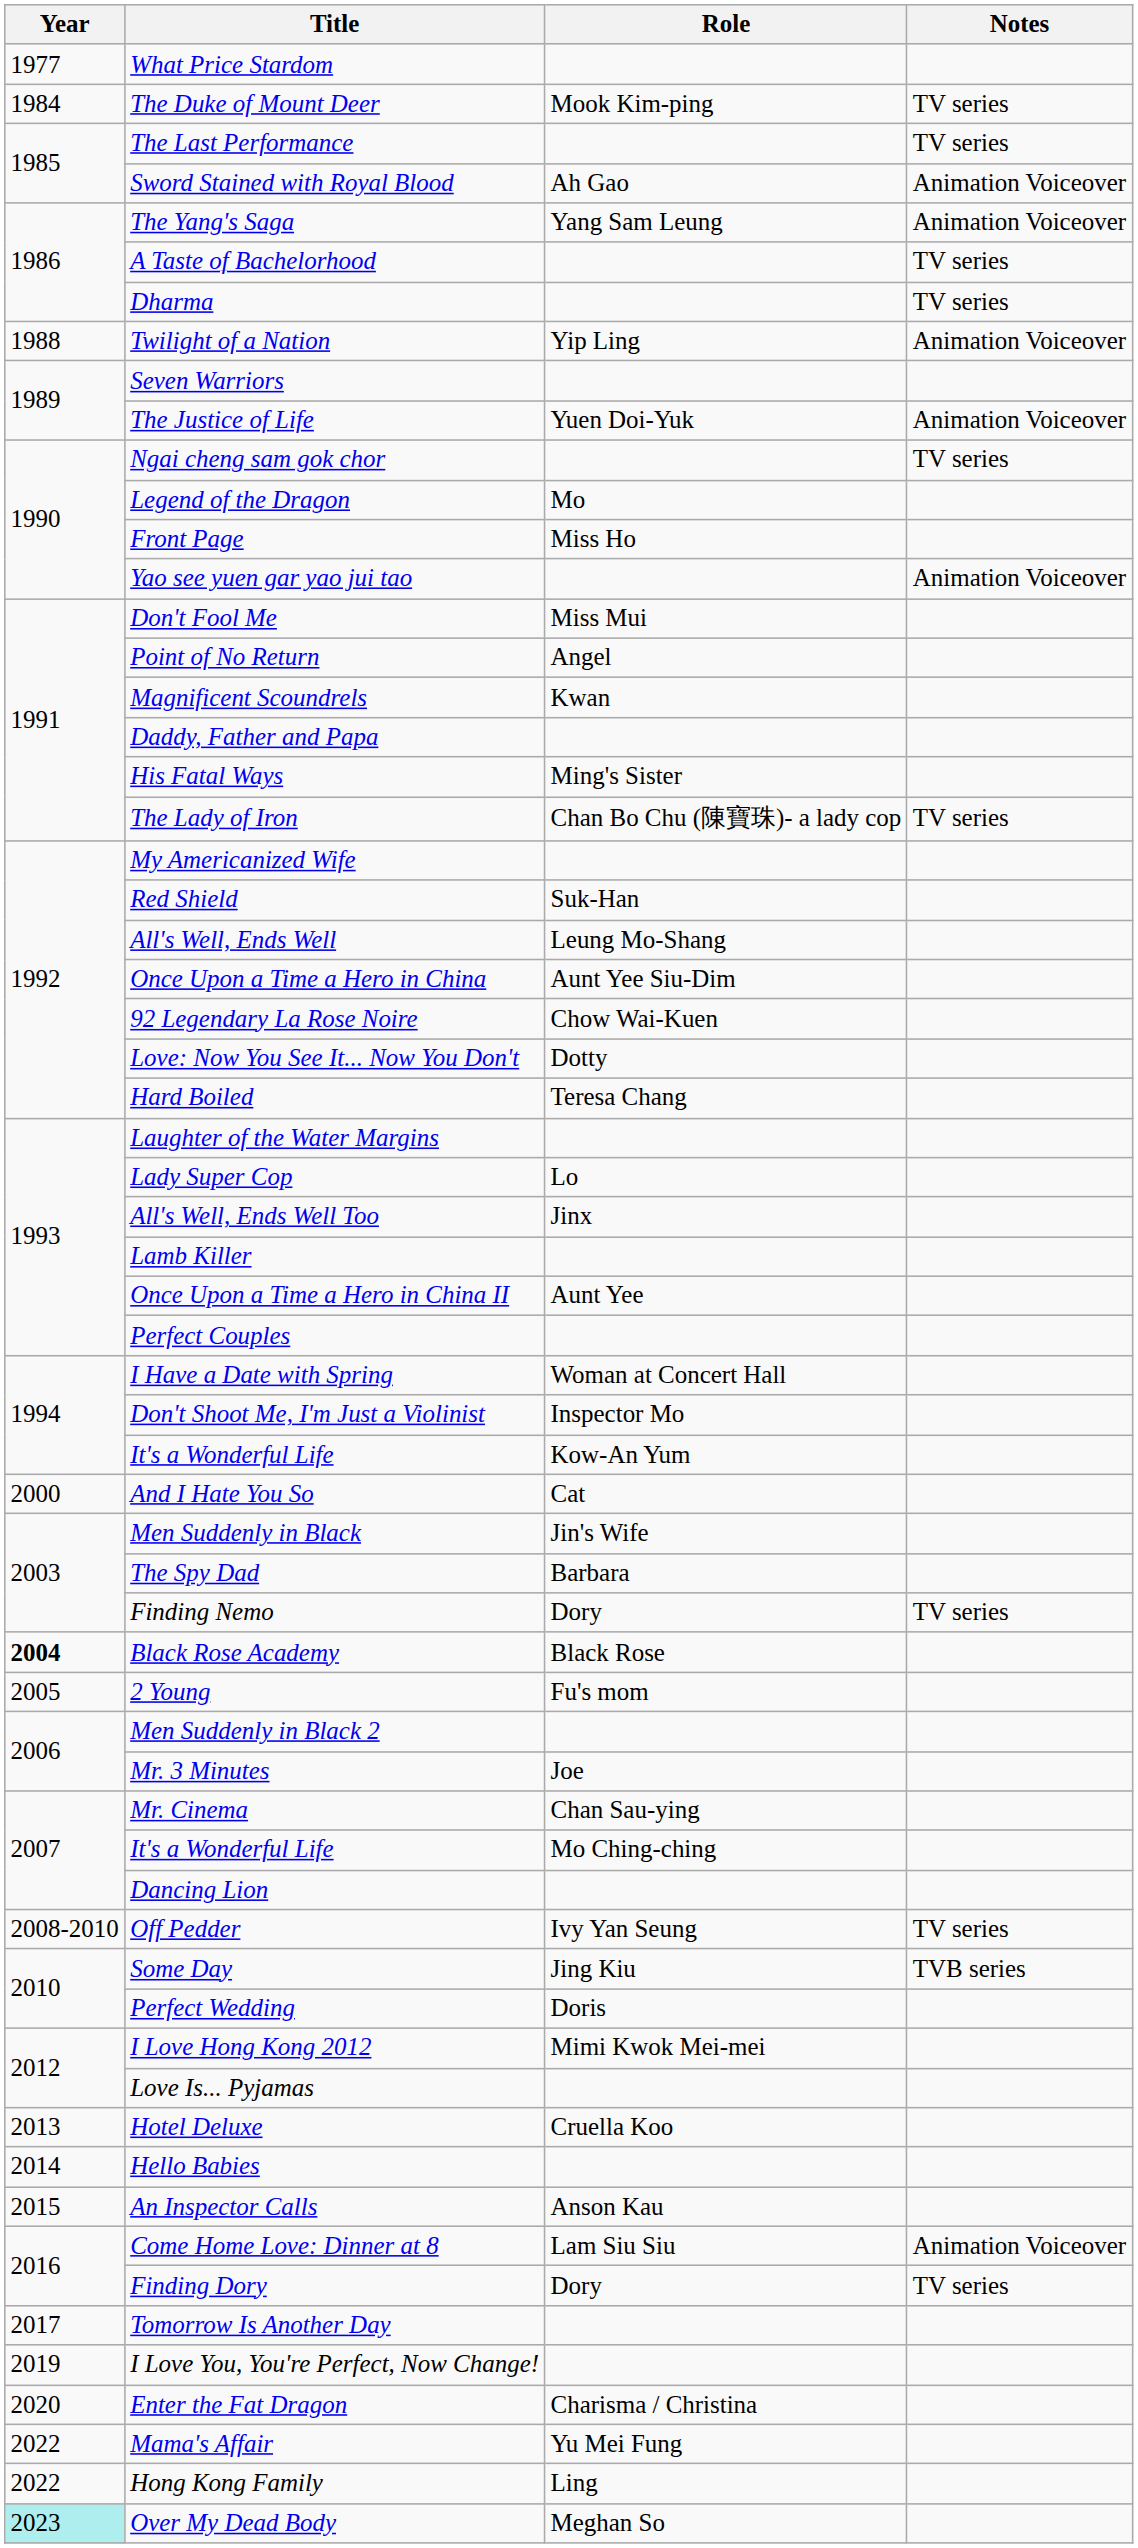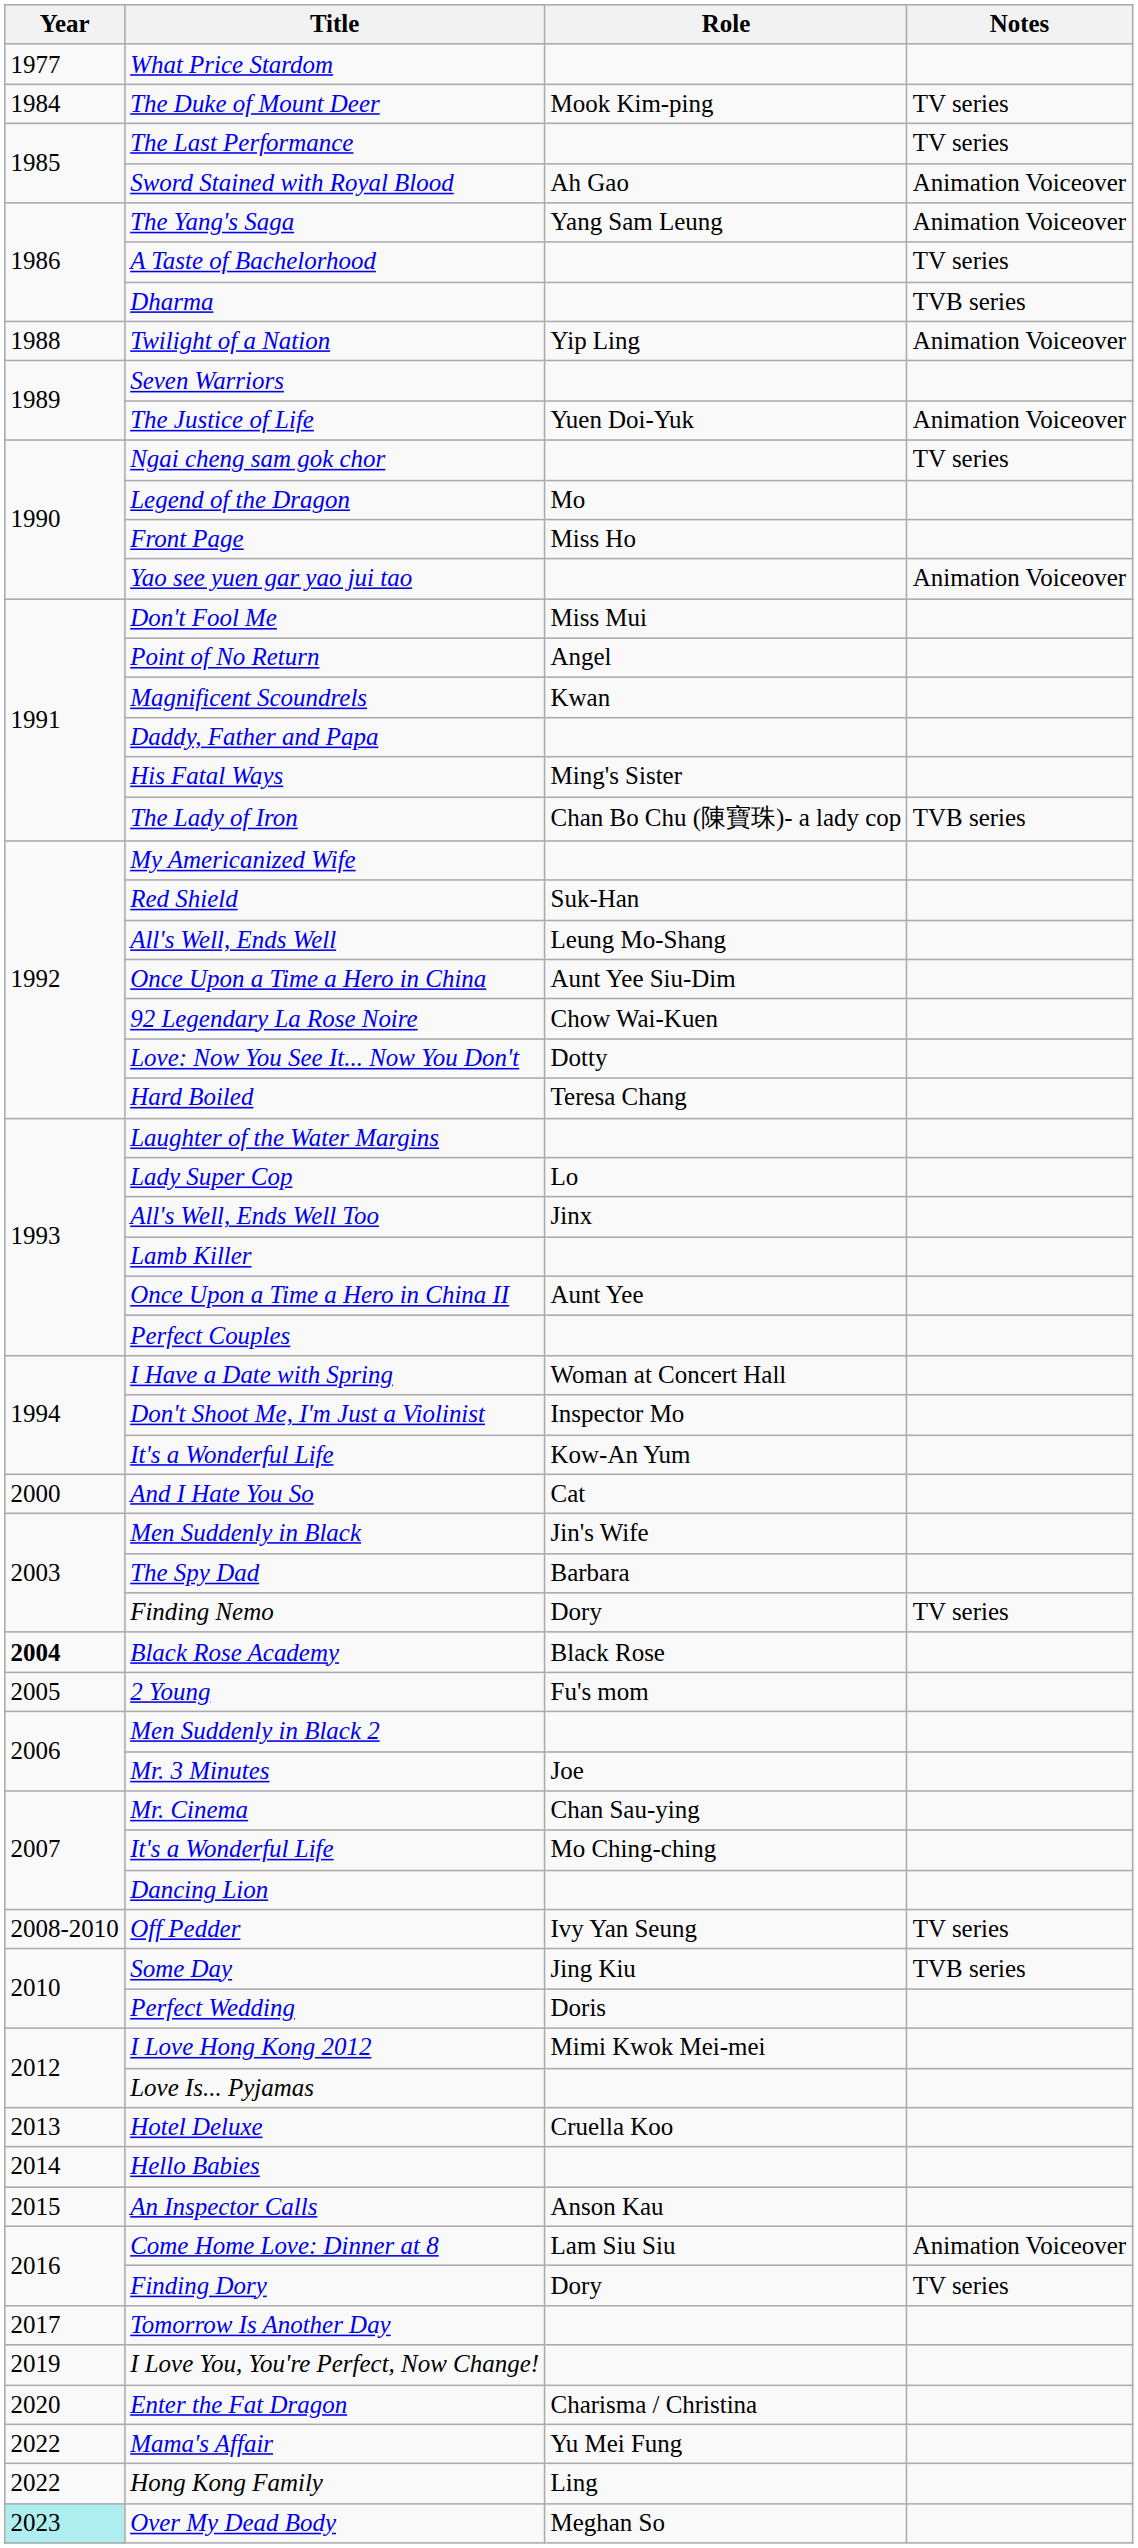(961, 301) TV series -> (969, 301) TVB series
(961, 818) TV series -> (969, 818) TVB series
